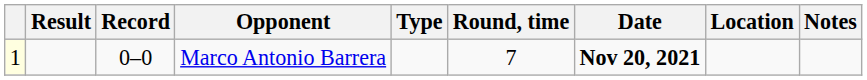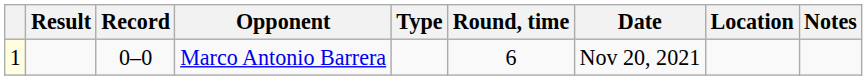(511, 57) 7 -> (511, 57) 6
(640, 57) bold -> (640, 57) normal
